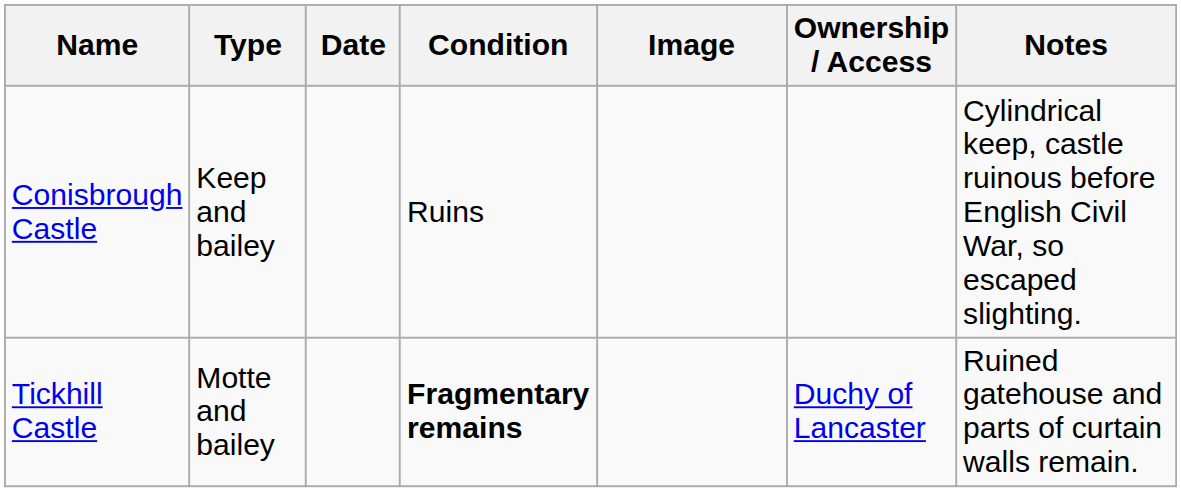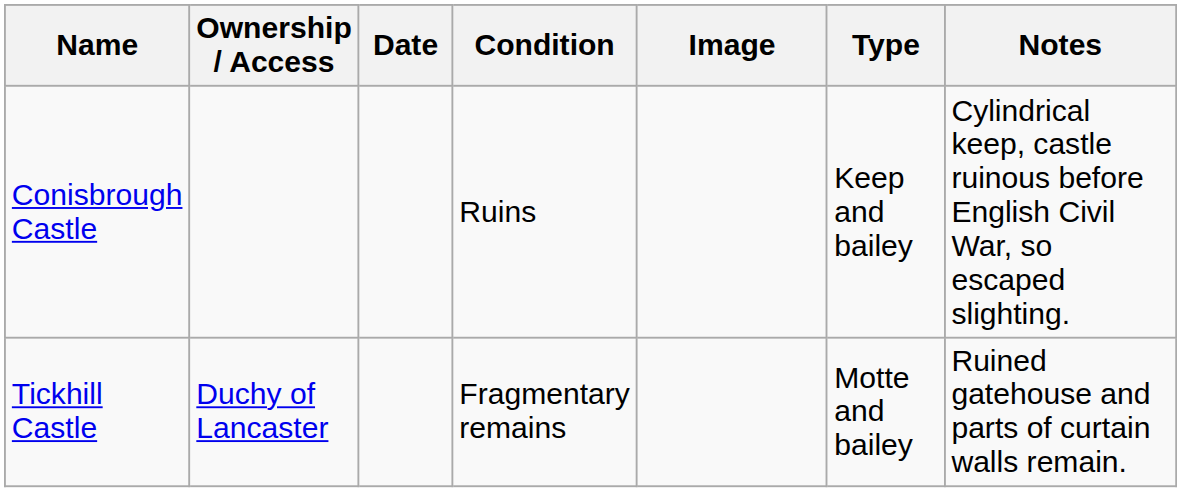columns swapped: (248, 45) <-> (872, 45)
(498, 411) bold -> (545, 411) normal
